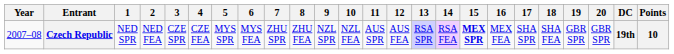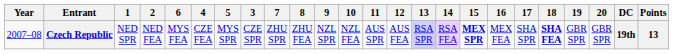columns swapped: (177, 12) <-> (251, 12)
(551, 34) normal -> (552, 34) bold
(653, 34) 10 -> (653, 34) 13
